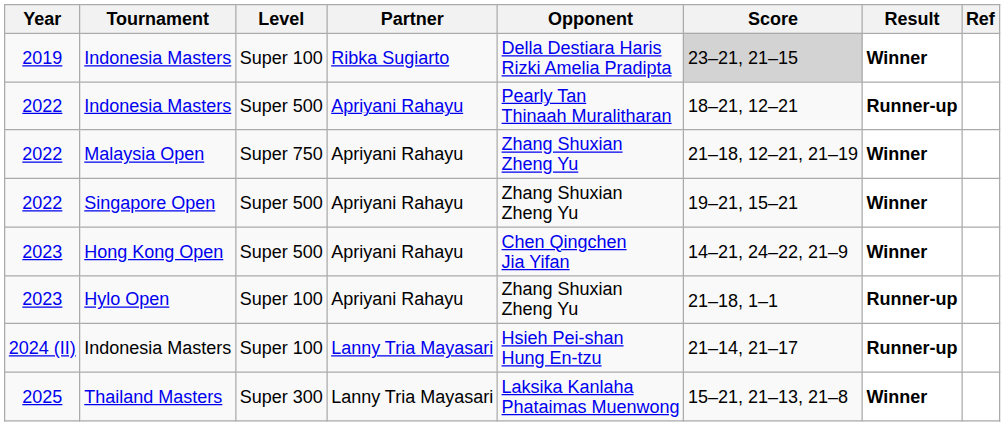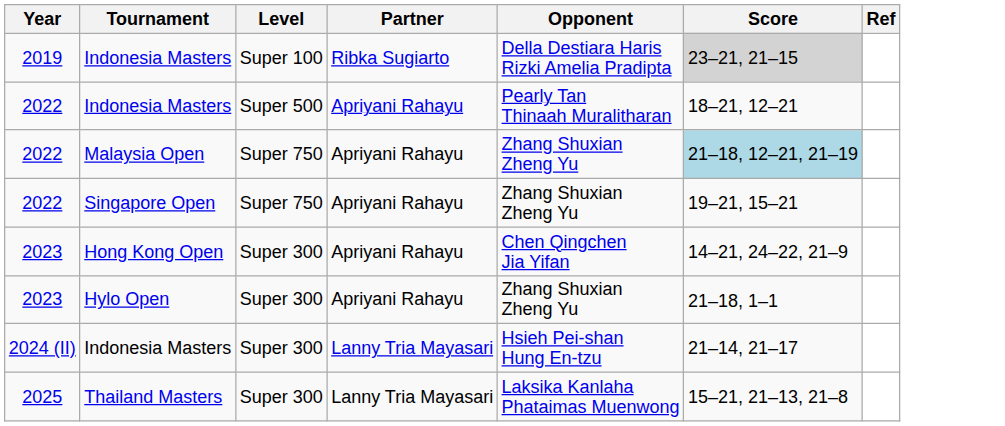- column: (912, 19)
(773, 155) no background -> (773, 155) lightblue background
(281, 203) Super 500 -> (281, 203) Super 750
(281, 251) Super 500 -> (281, 251) Super 300
(281, 300) Super 100 -> (281, 300) Super 300
(281, 348) Super 100 -> (281, 348) Super 300
